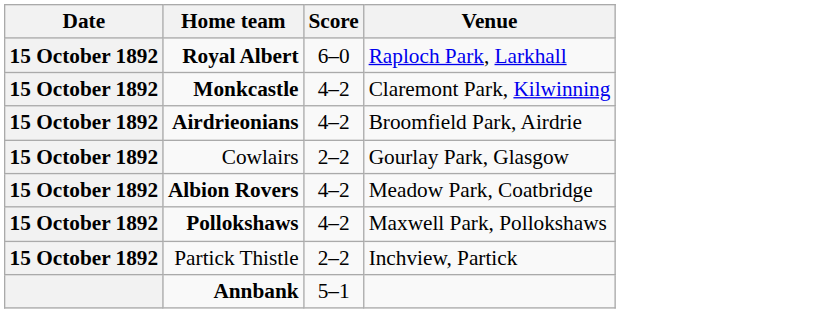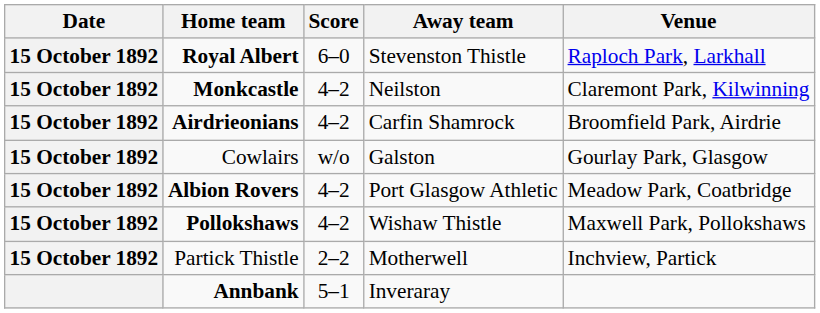+ column: (463, 21)
(334, 156) 2–2 -> (334, 156) w/o
